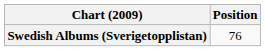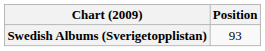(235, 35) 76 -> (235, 35) 93
